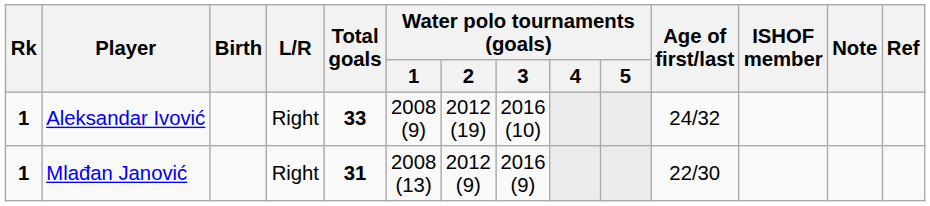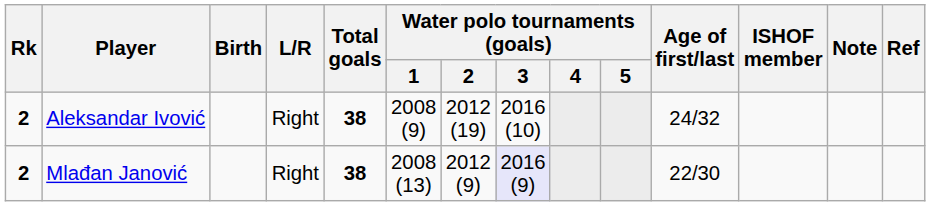(24, 119) 1 -> (24, 119) 2
(355, 119) 33 -> (355, 119) 38
(24, 174) 1 -> (24, 174) 2
(355, 174) 31 -> (355, 174) 38
(523, 174) no background -> (523, 174) lavender background
